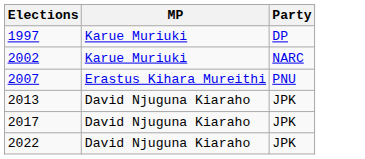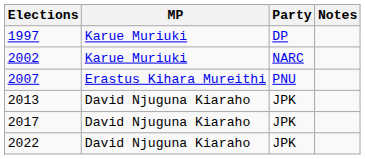+ column: (338, 15)
